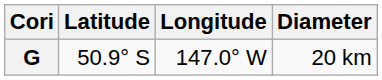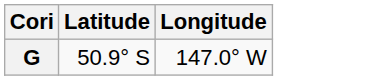- column: (324, 22)
